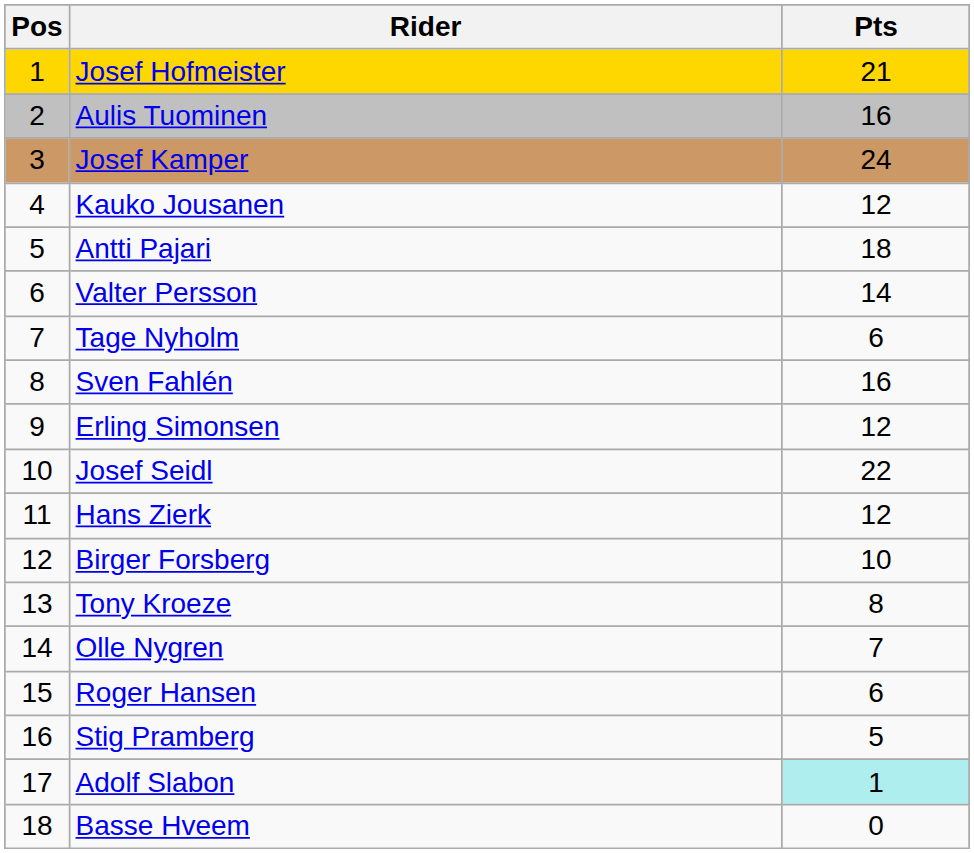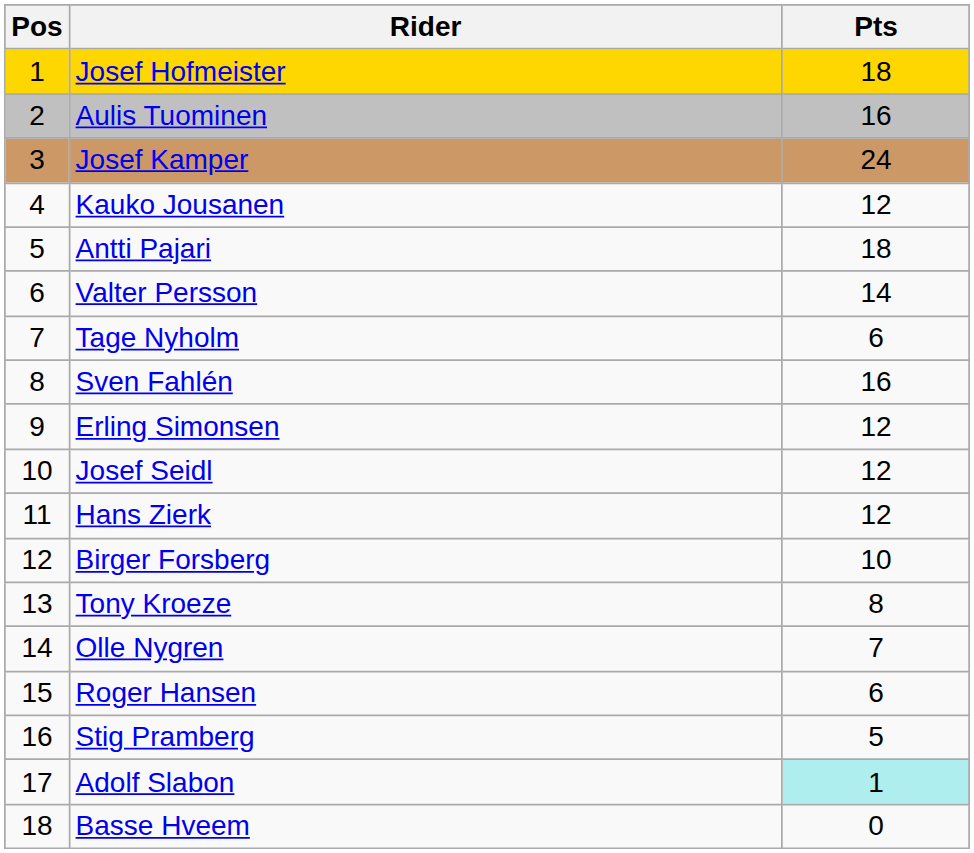(876, 71) 21 -> (876, 71) 18
(876, 470) 22 -> (876, 470) 12
